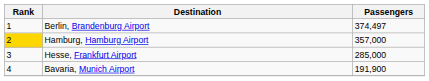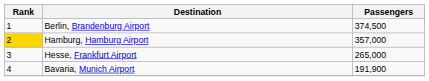(370, 26) 374,497 -> (370, 26) 374,500
(370, 54) 285,000 -> (370, 54) 265,000
